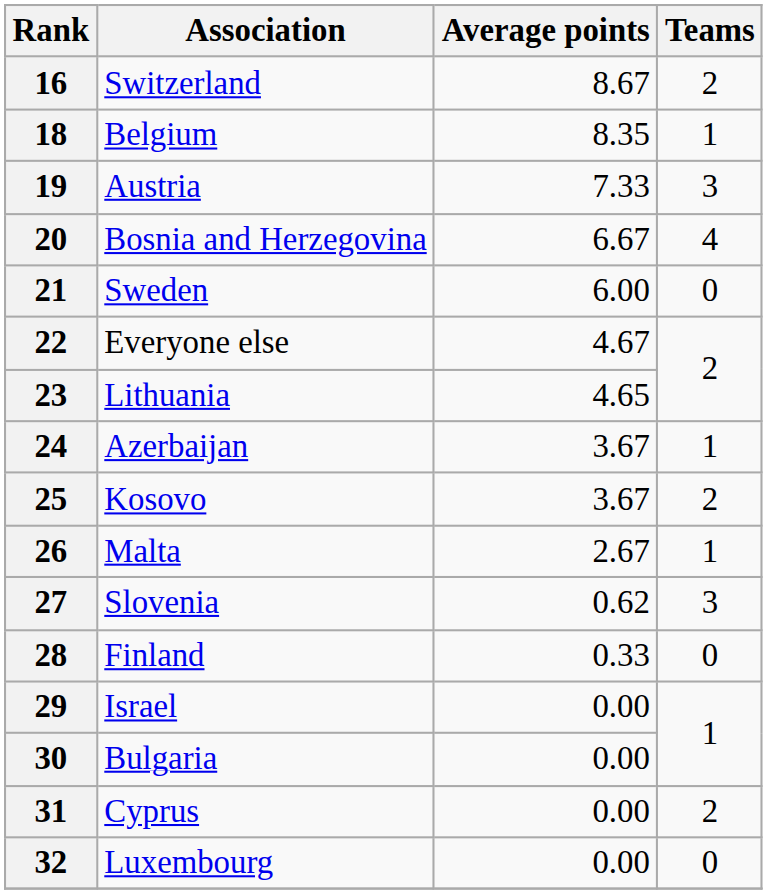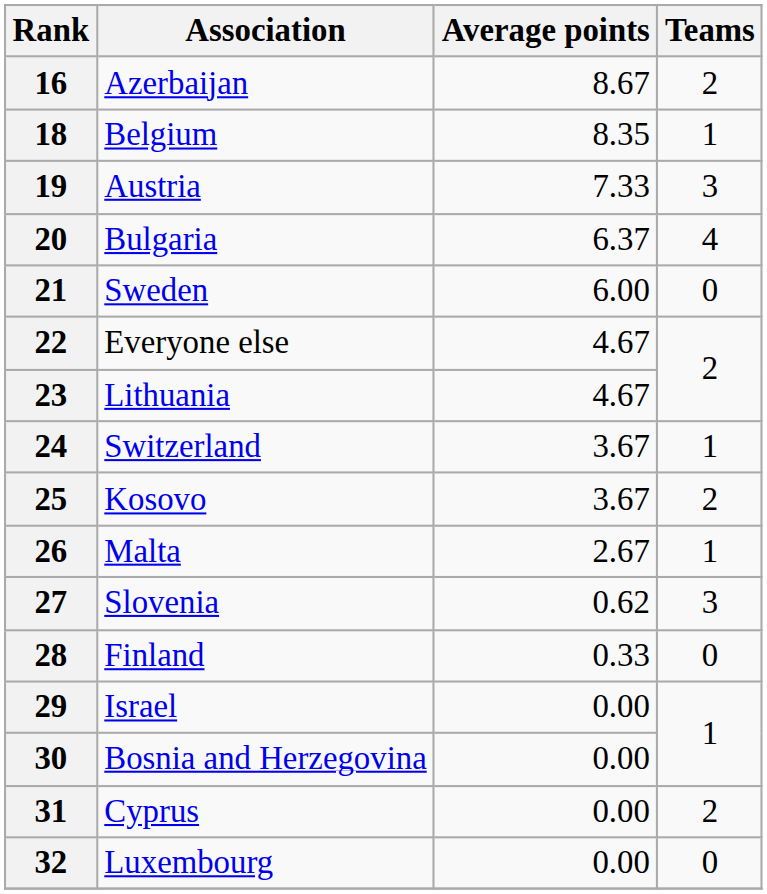(183, 82) Switzerland -> (176, 82) Azerbaijan
(266, 238) Bosnia and Herzegovina -> (161, 238) Bulgaria
(621, 238) 6.67 -> (621, 238) 6.37
(621, 394) 4.65 -> (621, 394) 4.67
(176, 446) Azerbaijan -> (183, 446) Switzerland
(161, 758) Bulgaria -> (266, 758) Bosnia and Herzegovina
